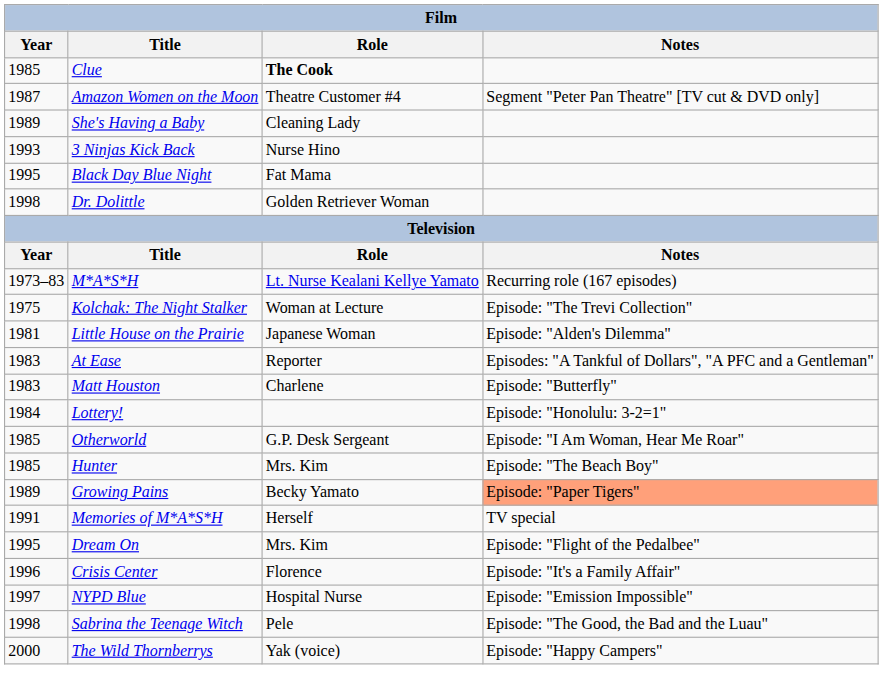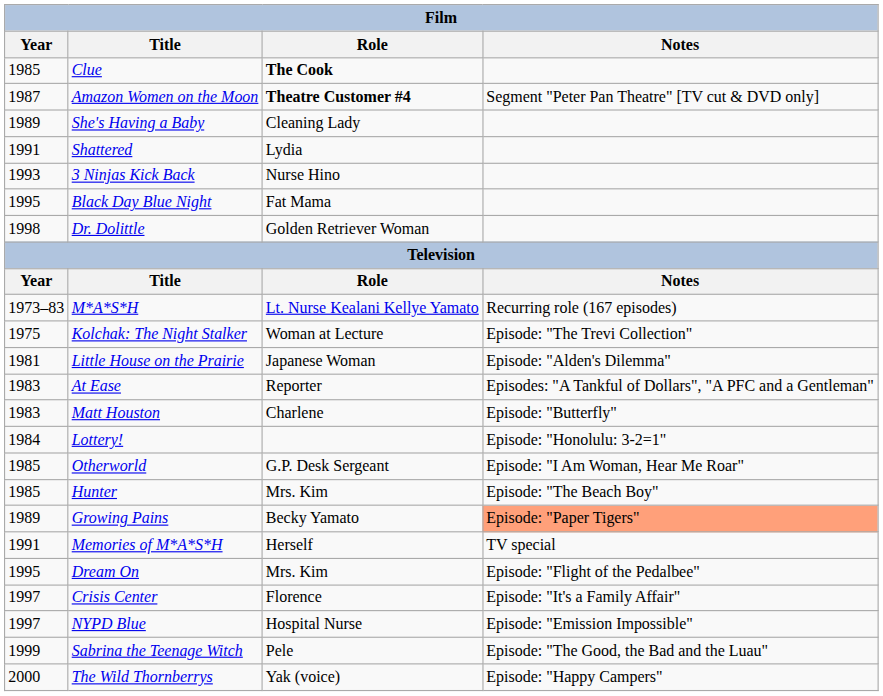(333, 97) normal -> (338, 97) bold
+ row: (102, 149)
(24, 571) 1996 -> (24, 598) 1997
(24, 624) 1998 -> (24, 650) 1999
